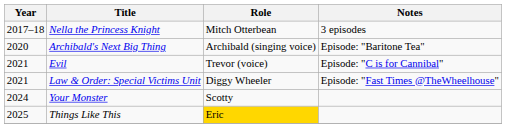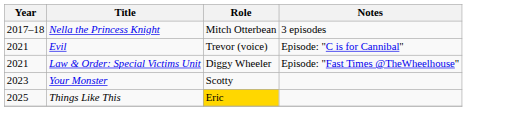- row: (108, 47)
(18, 98) 2024 -> (18, 81) 2023
